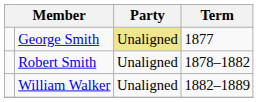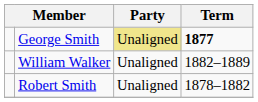(199, 39) normal -> (199, 39) bold
rows swapped: (57, 62) <-> (64, 85)
